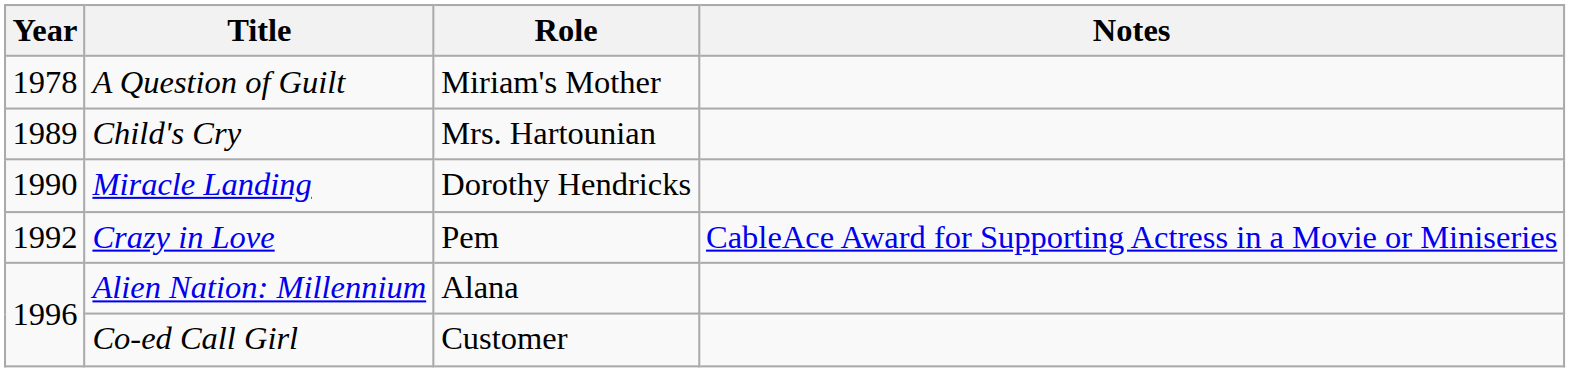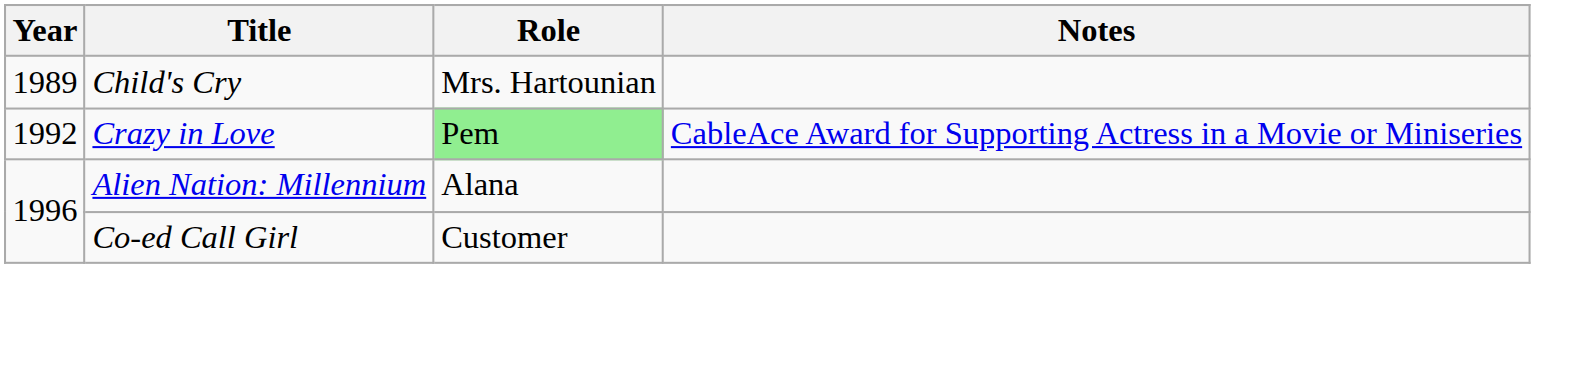- row: (219, 81)
- row: (202, 184)
(470, 236) no background -> (470, 133) lightgreen background
